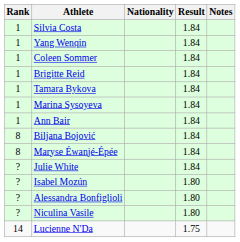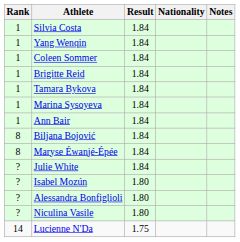columns swapped: (150, 12) <-> (191, 12)
